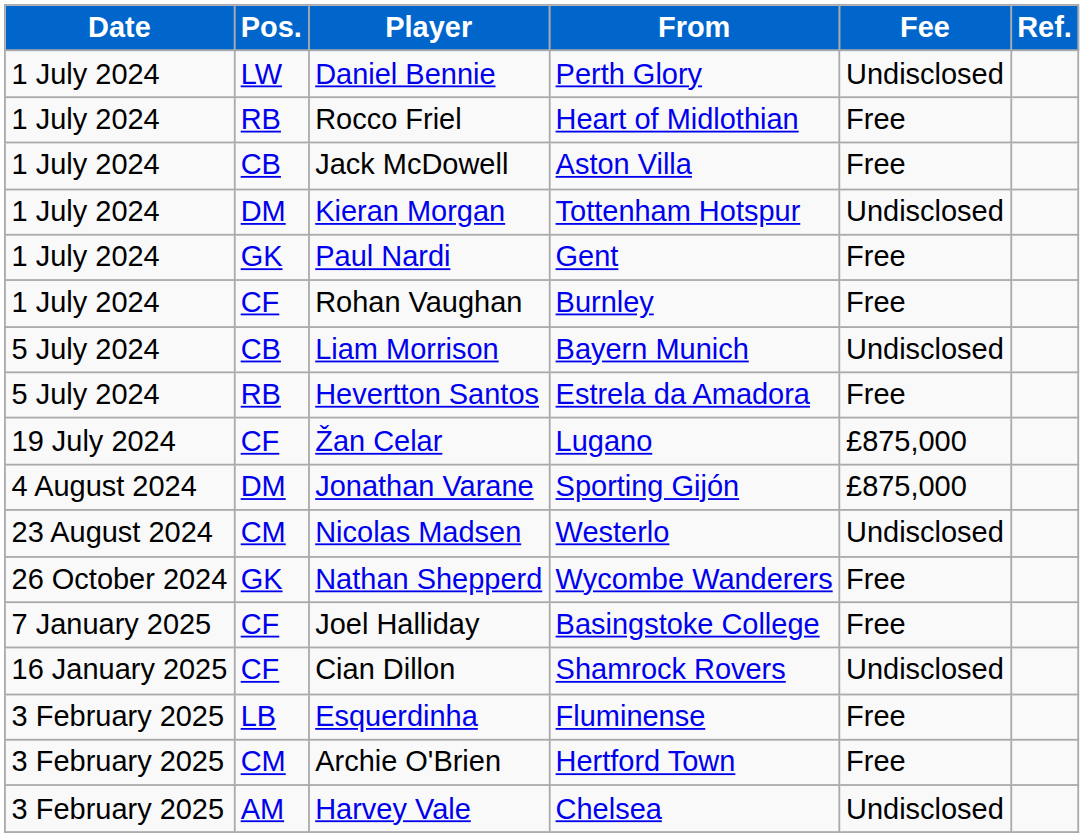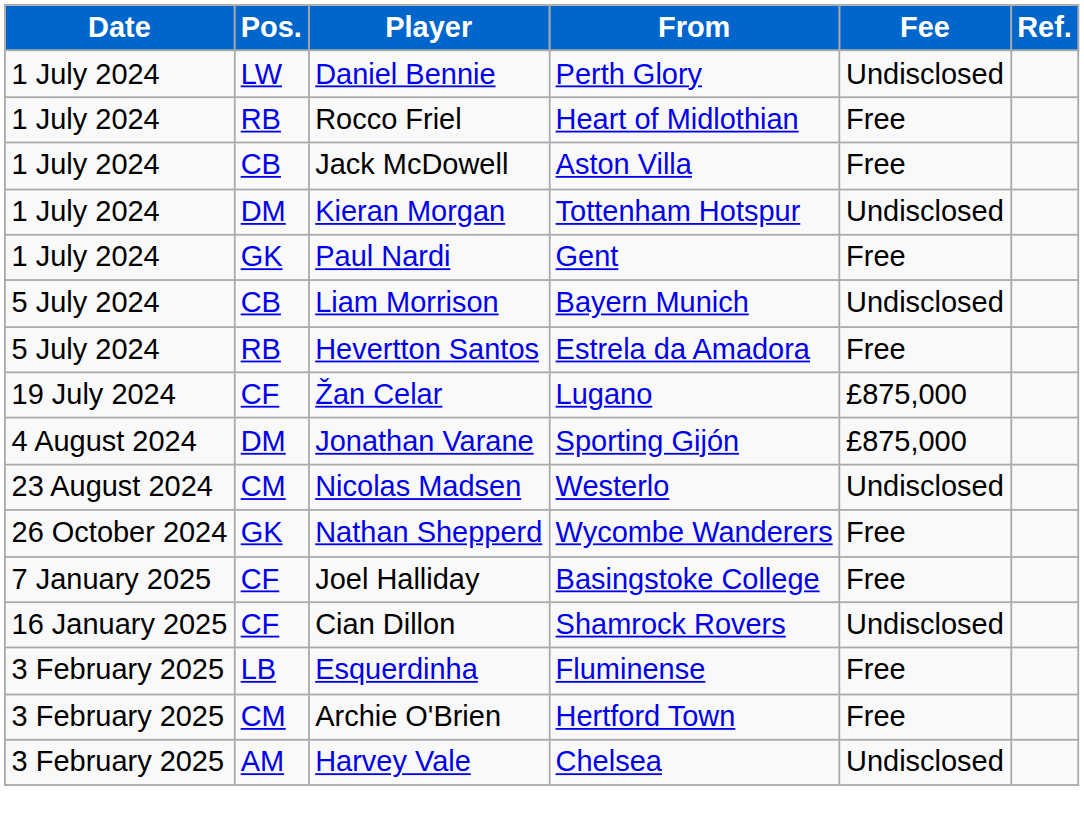- row: (419, 303)
